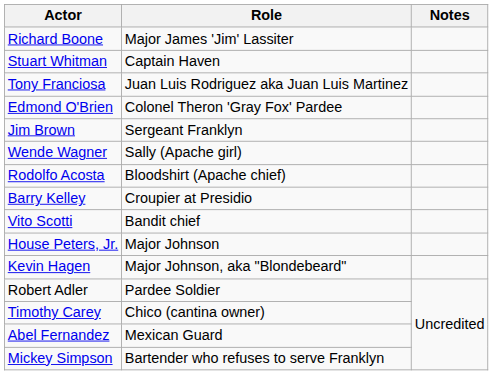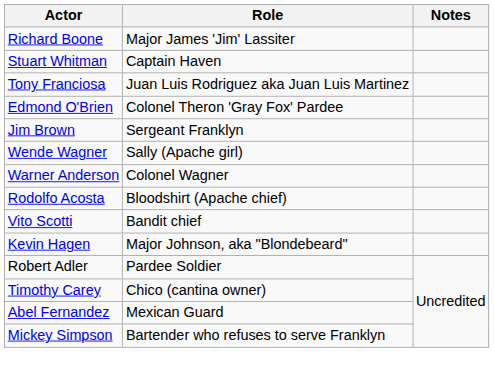+ row: (64, 175)
- row: (47, 198)
- row: (63, 244)
